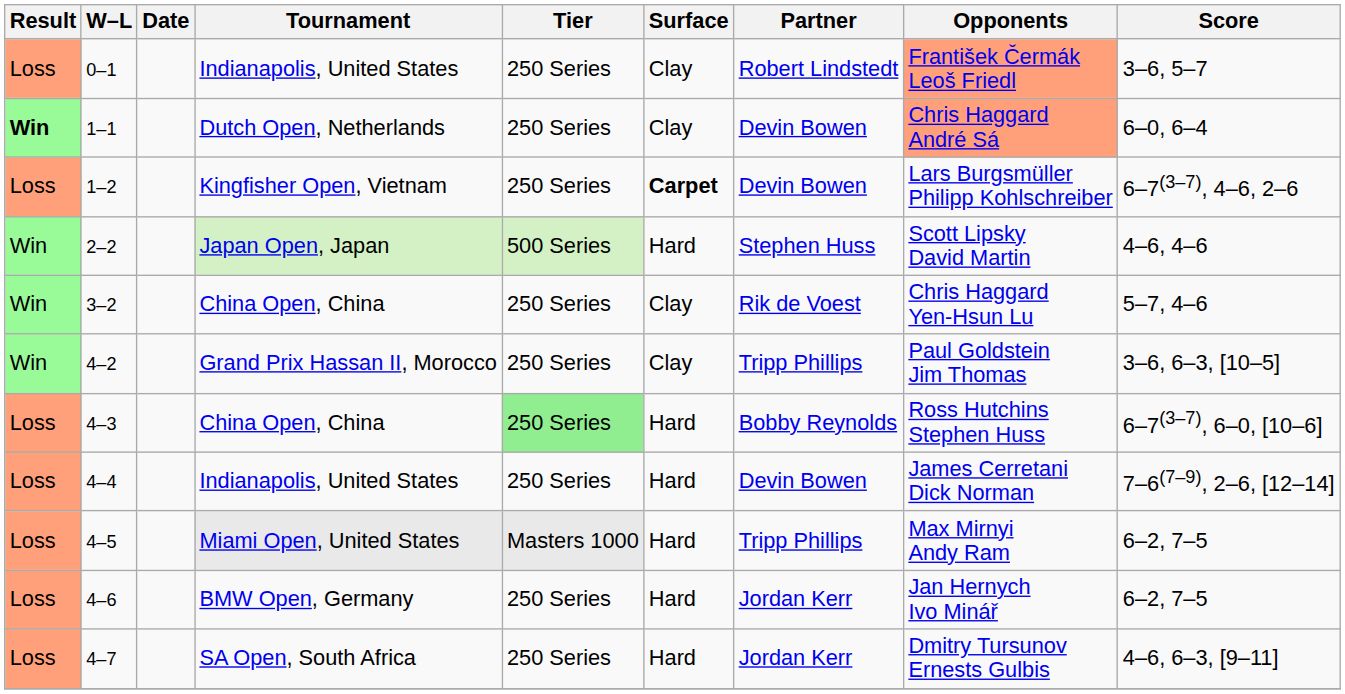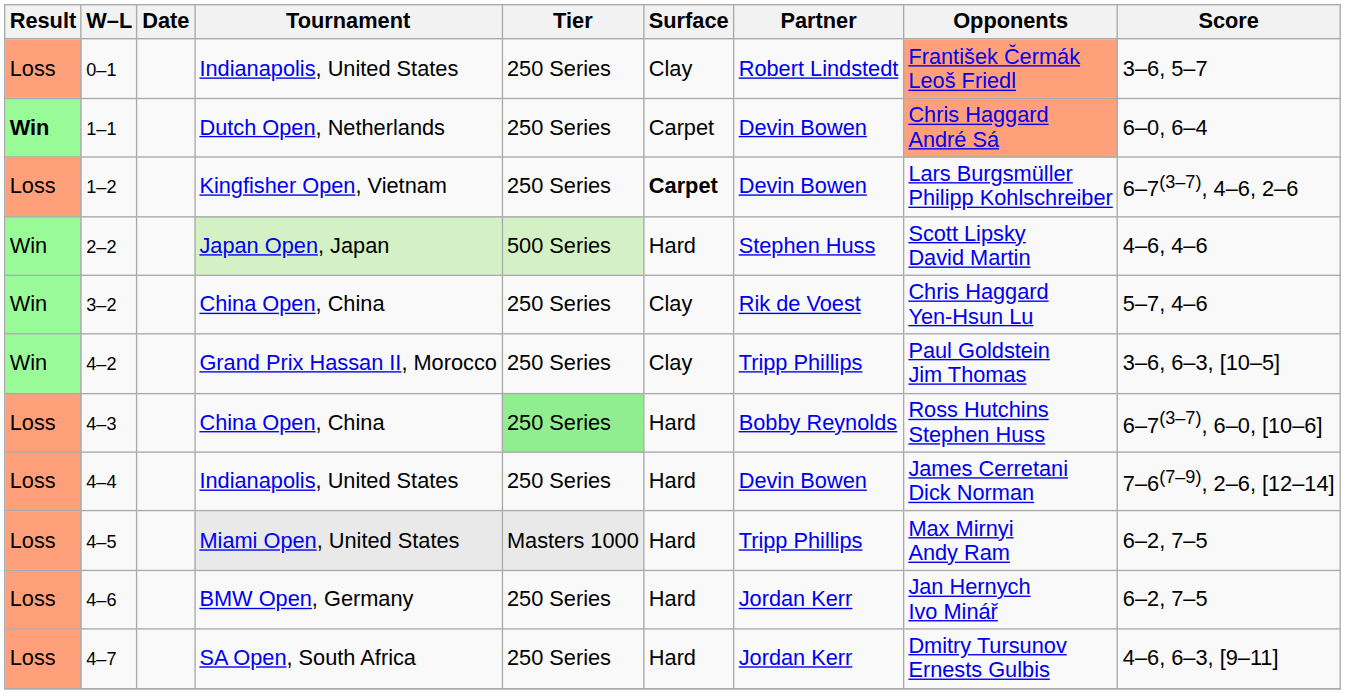(671, 127) Clay -> (681, 127) Carpet
